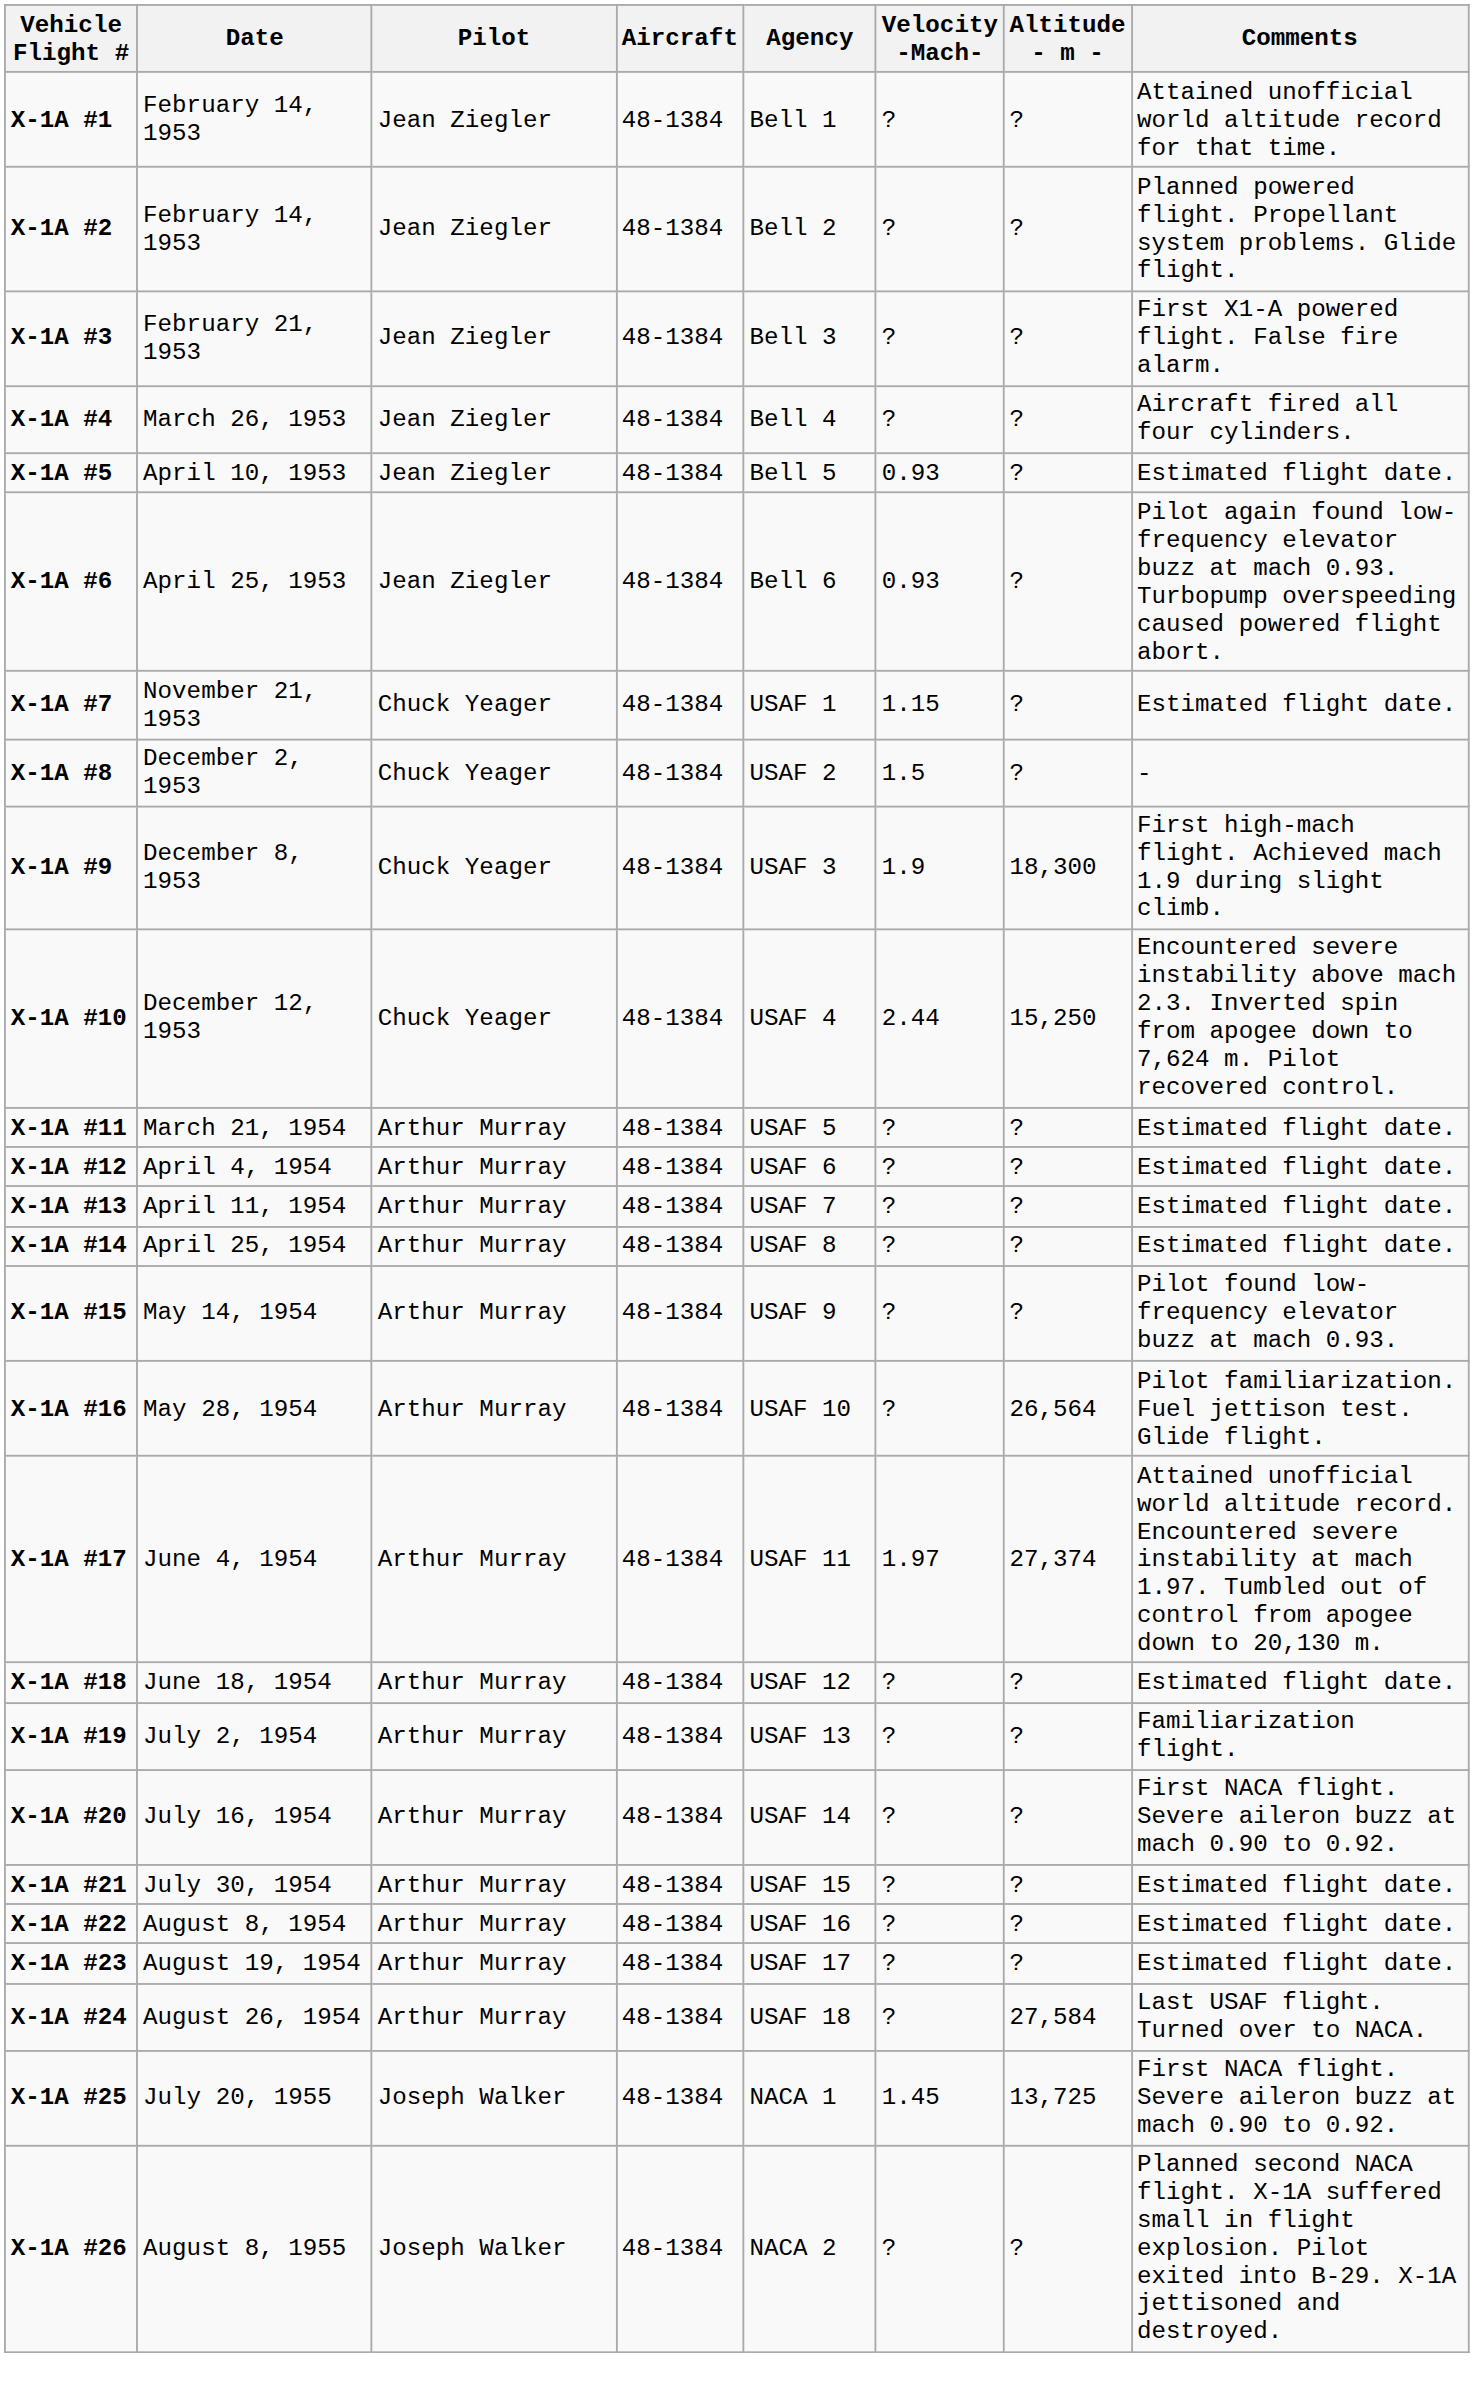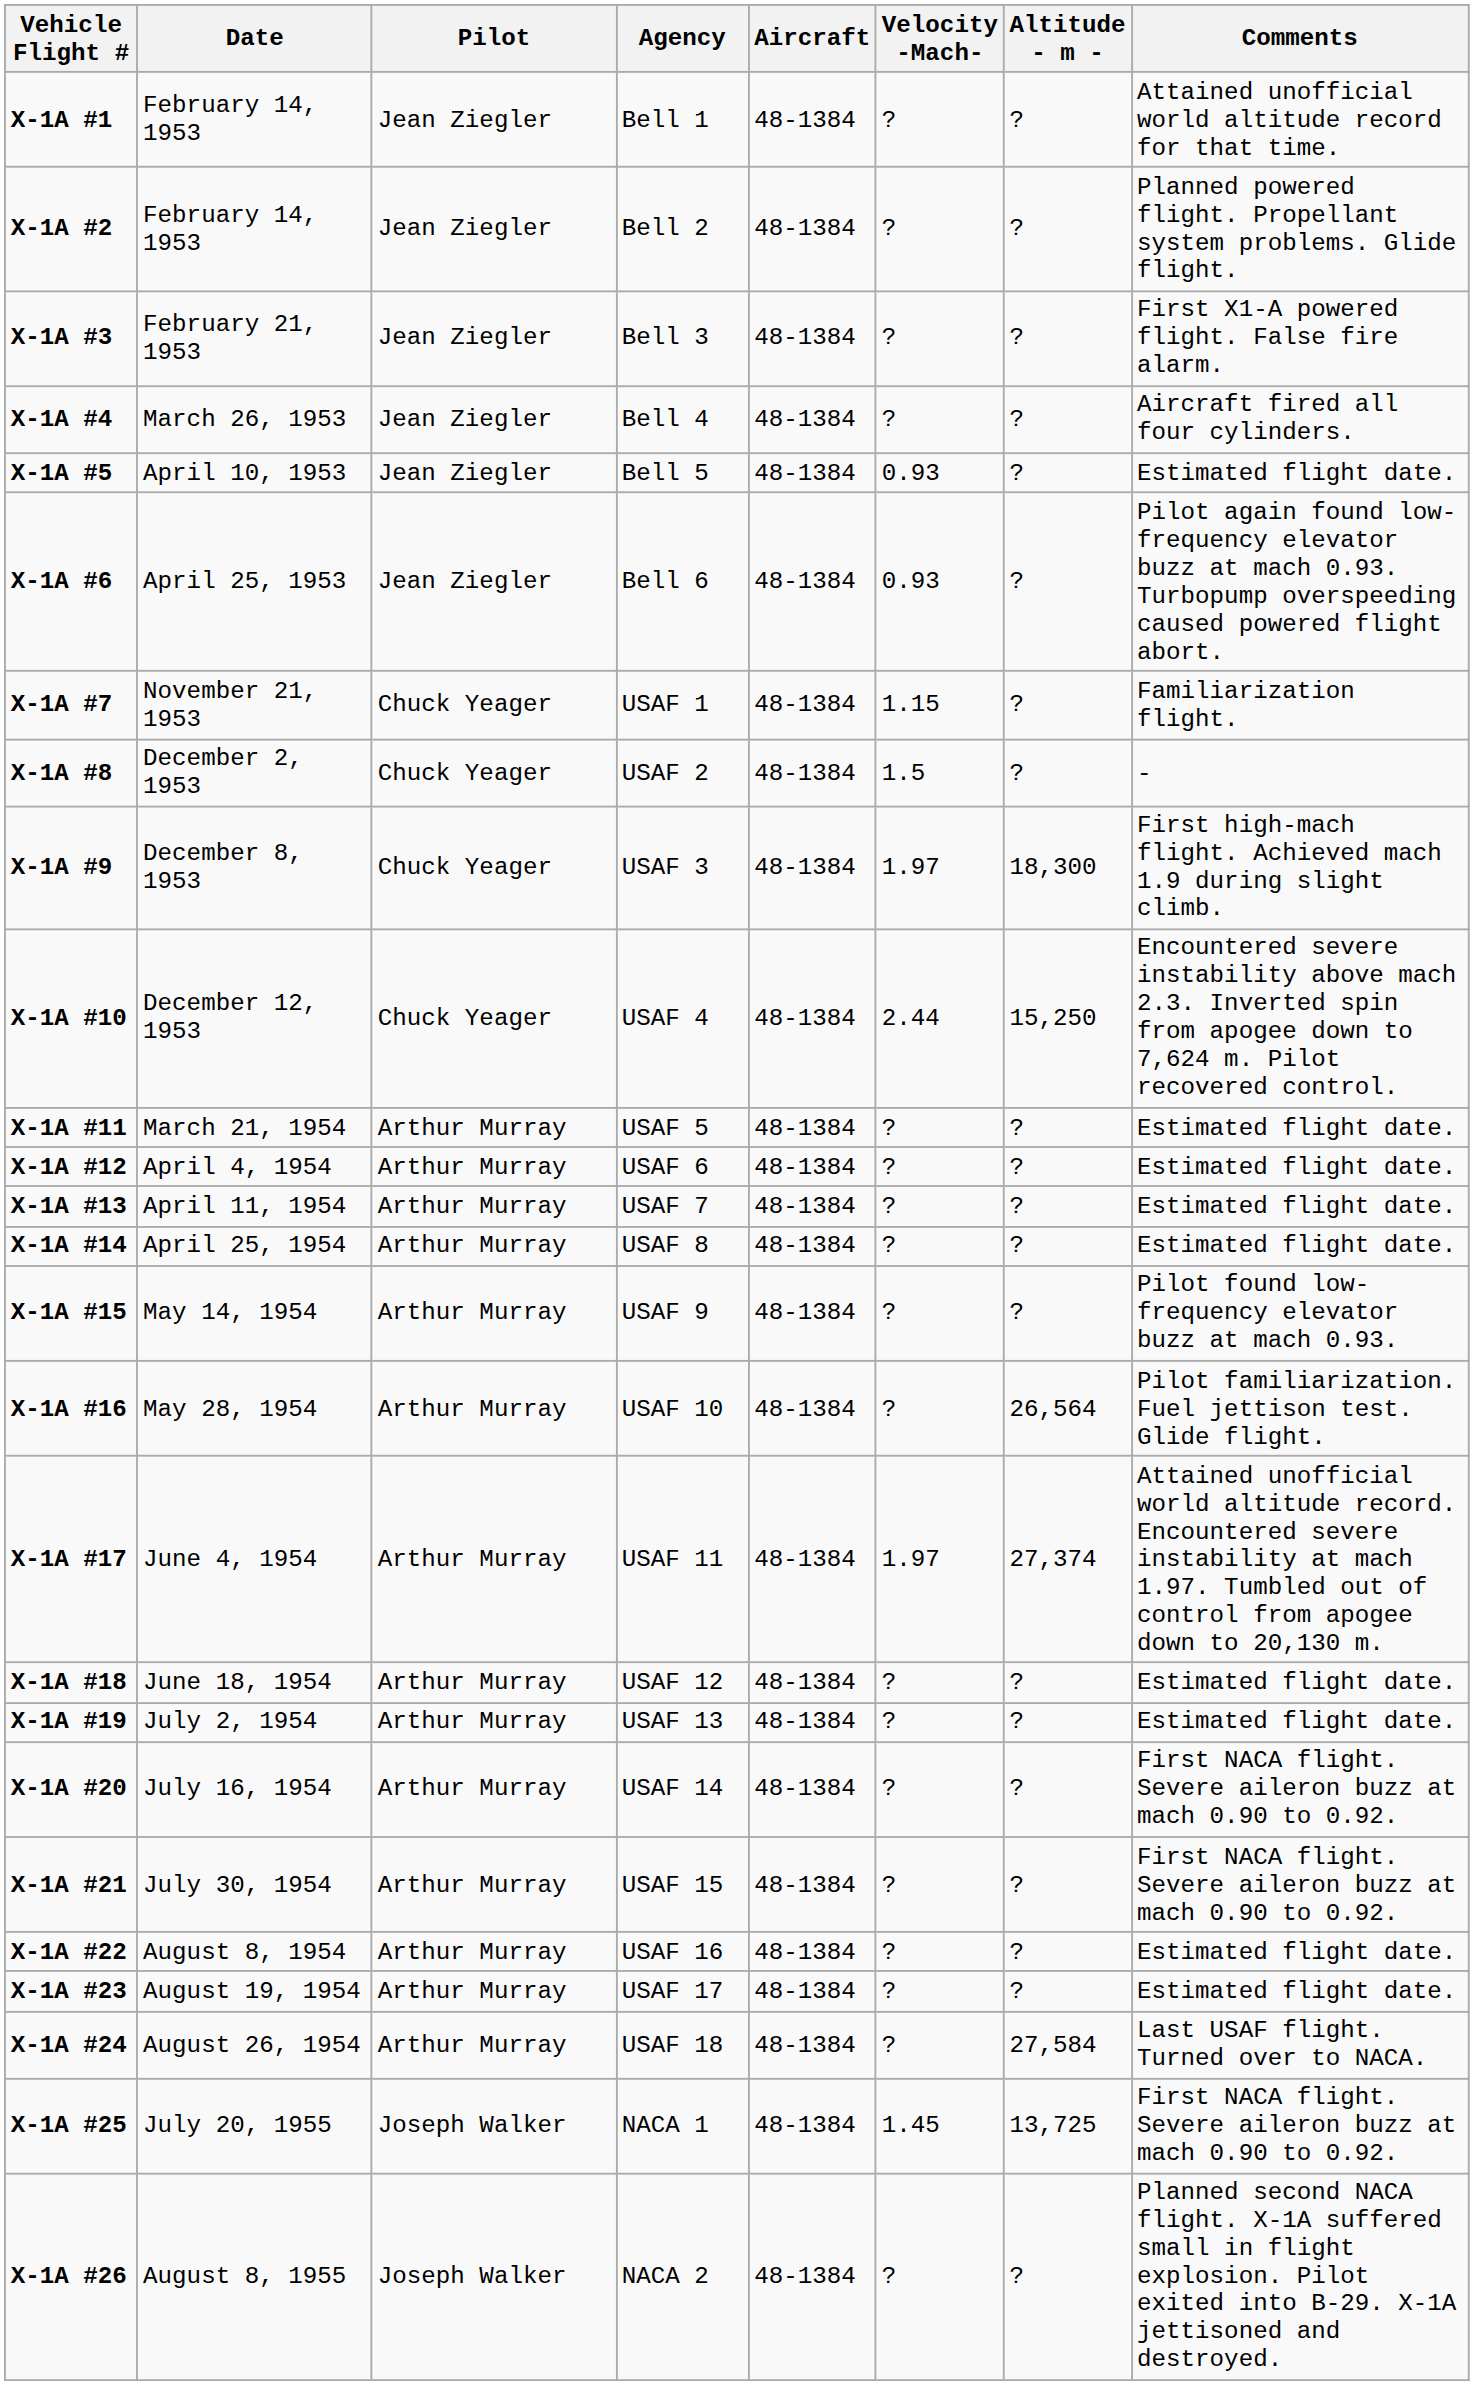columns swapped: (680, 39) <-> (810, 39)
(1297, 705) Estimated flight date. -> (1246, 705) Familiarization flight.
(904, 868) 1.9 -> (911, 868) 1.97
(1246, 1736) Familiarization flight. -> (1297, 1722) Estimated flight date.
(1297, 1885) Estimated flight date. -> (1297, 1885) First NACA flight. Severe aileron buzz at mach 0.90 to 0.92.
